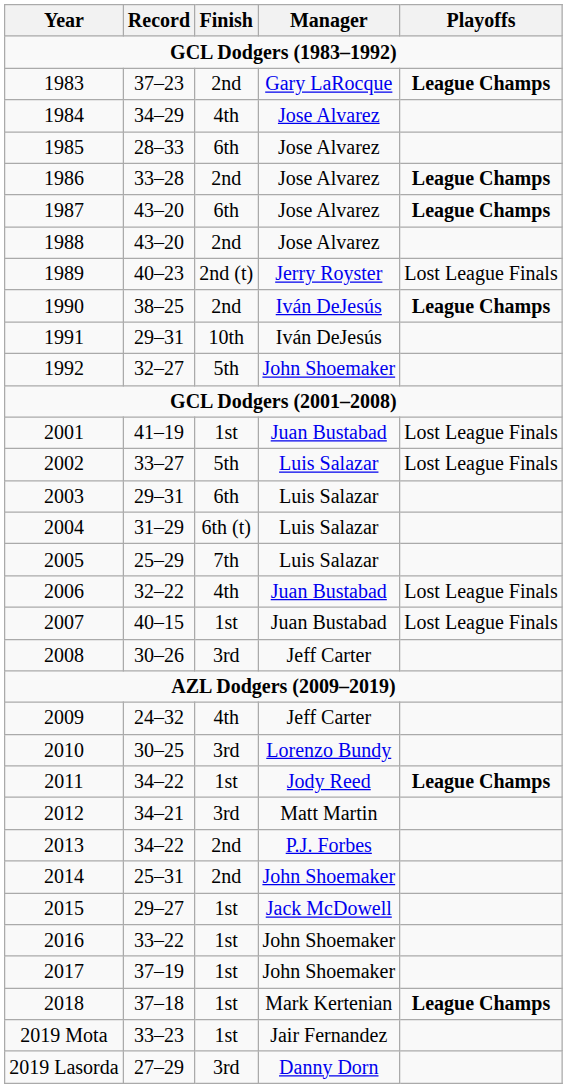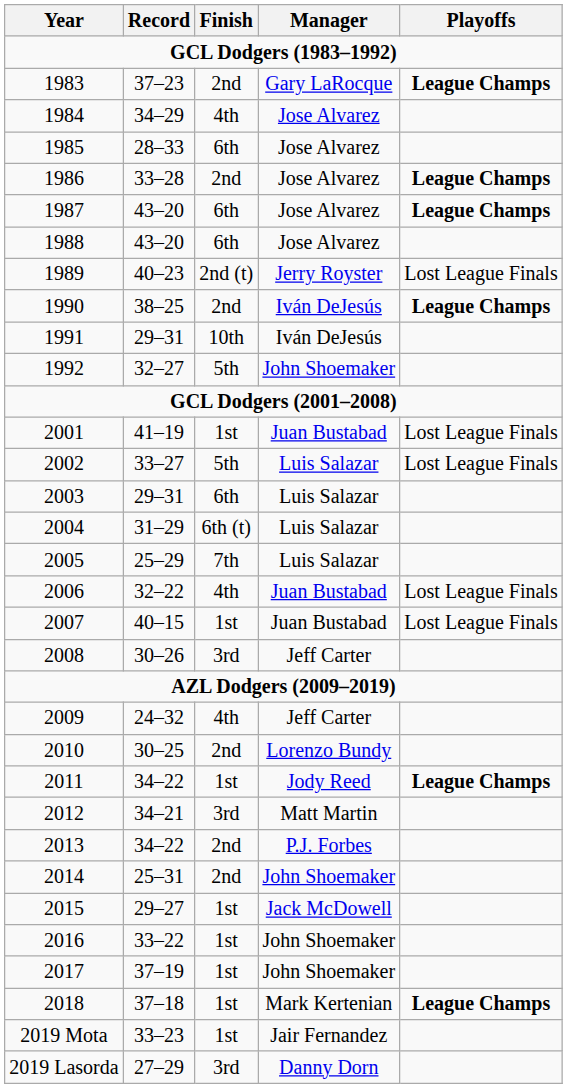(226, 242) 2nd -> (226, 242) 6th
(226, 749) 3rd -> (226, 749) 2nd
